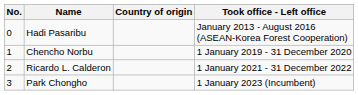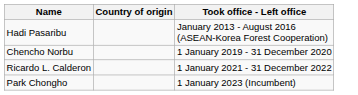- column: (14, 12)
